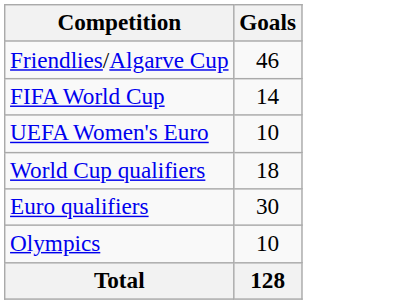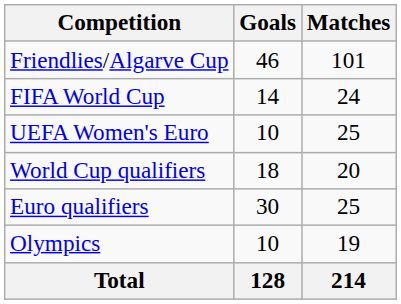+ column: (349, 22)
